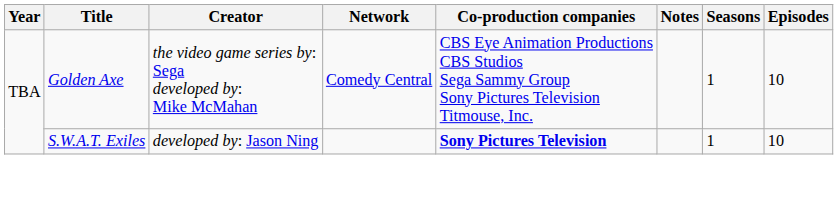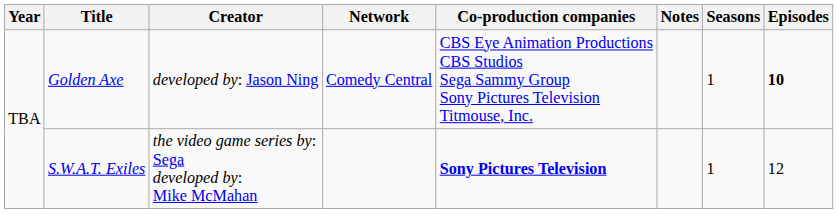(235, 79) the video game series by: Sega developed by: Mike McMahan -> (236, 79) developed by: Jason Ning
(776, 79) normal -> (776, 79) bold
(236, 141) developed by: Jason Ning -> (235, 168) the video game series by: Sega developed by: Mike McMahan
(776, 141) 10 -> (776, 168) 12
